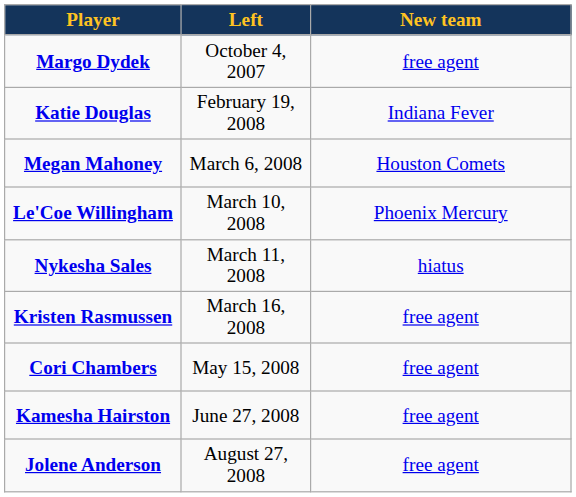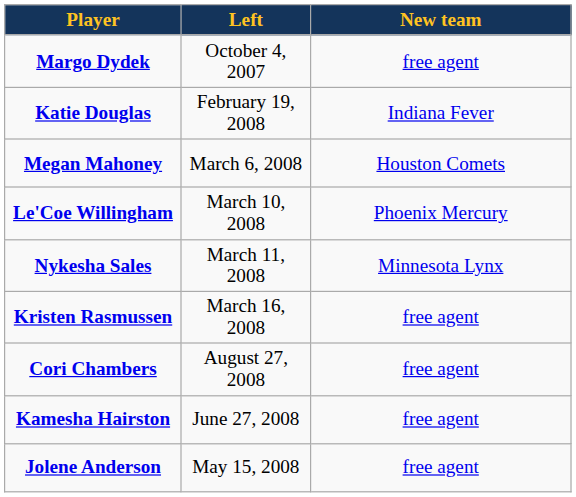(441, 265) hiatus -> (441, 265) Minnesota Lynx
(246, 367) May 15, 2008 -> (246, 369) August 27, 2008
(246, 465) August 27, 2008 -> (246, 467) May 15, 2008
